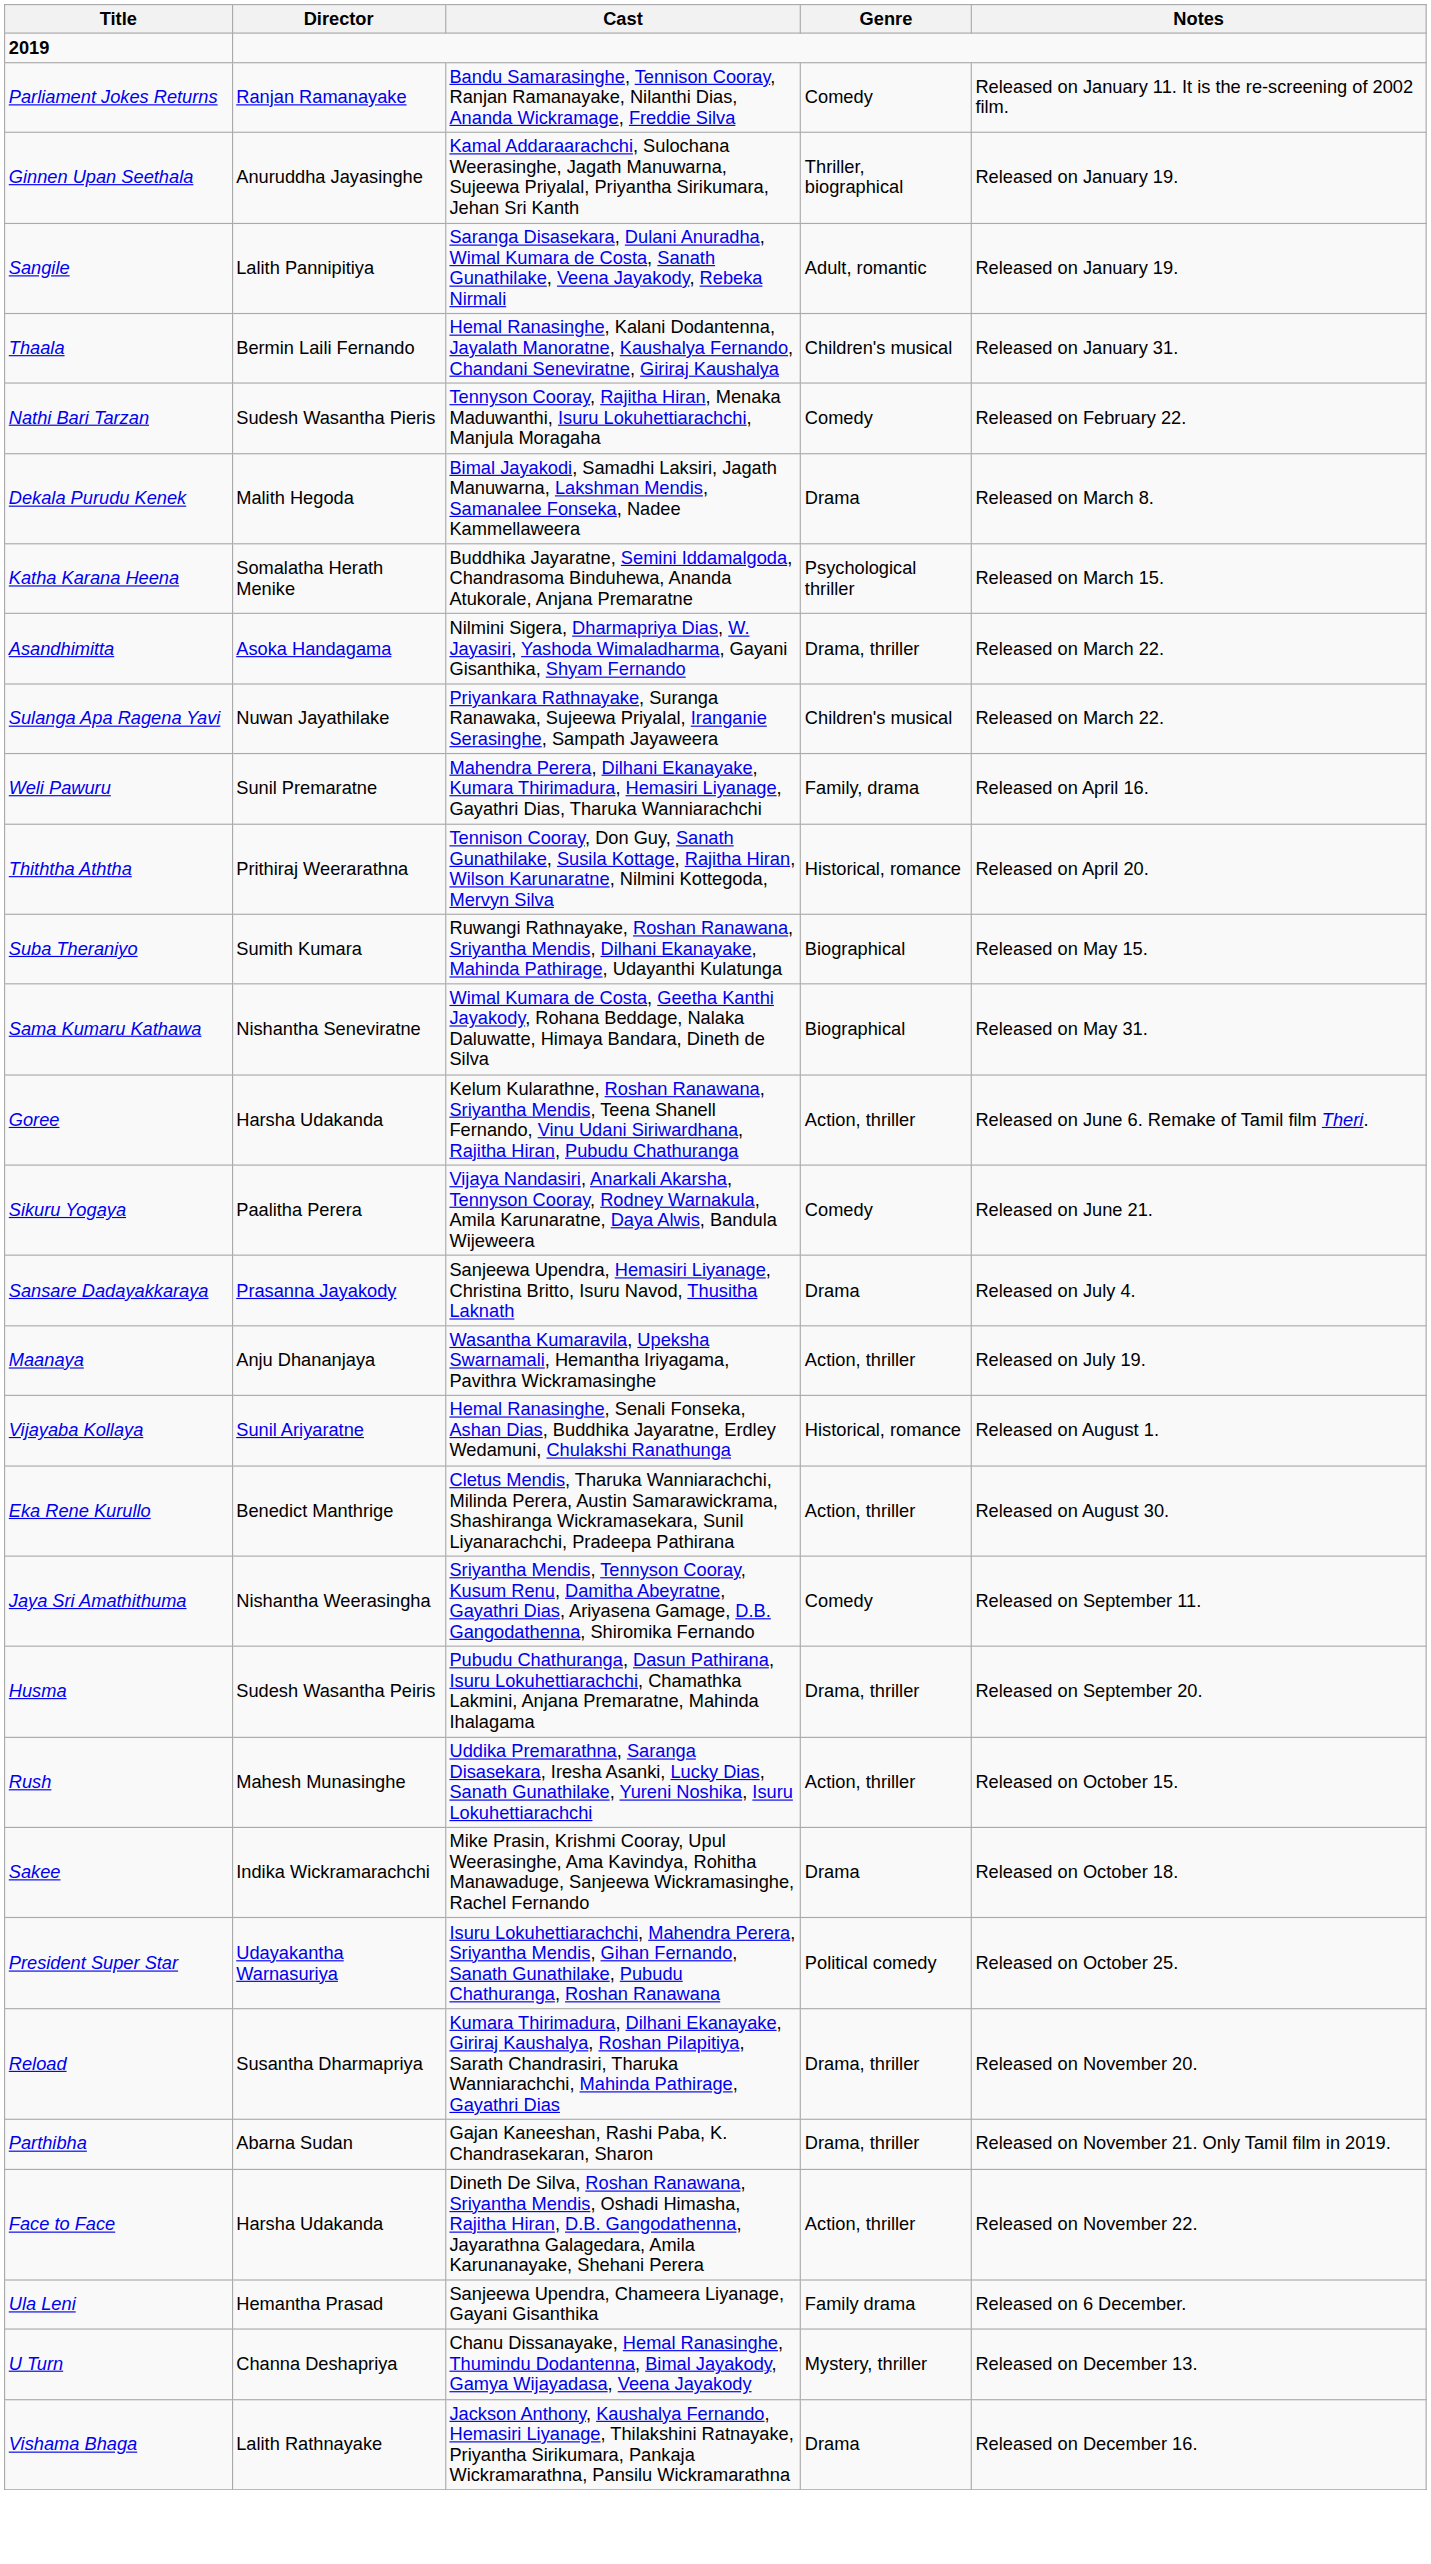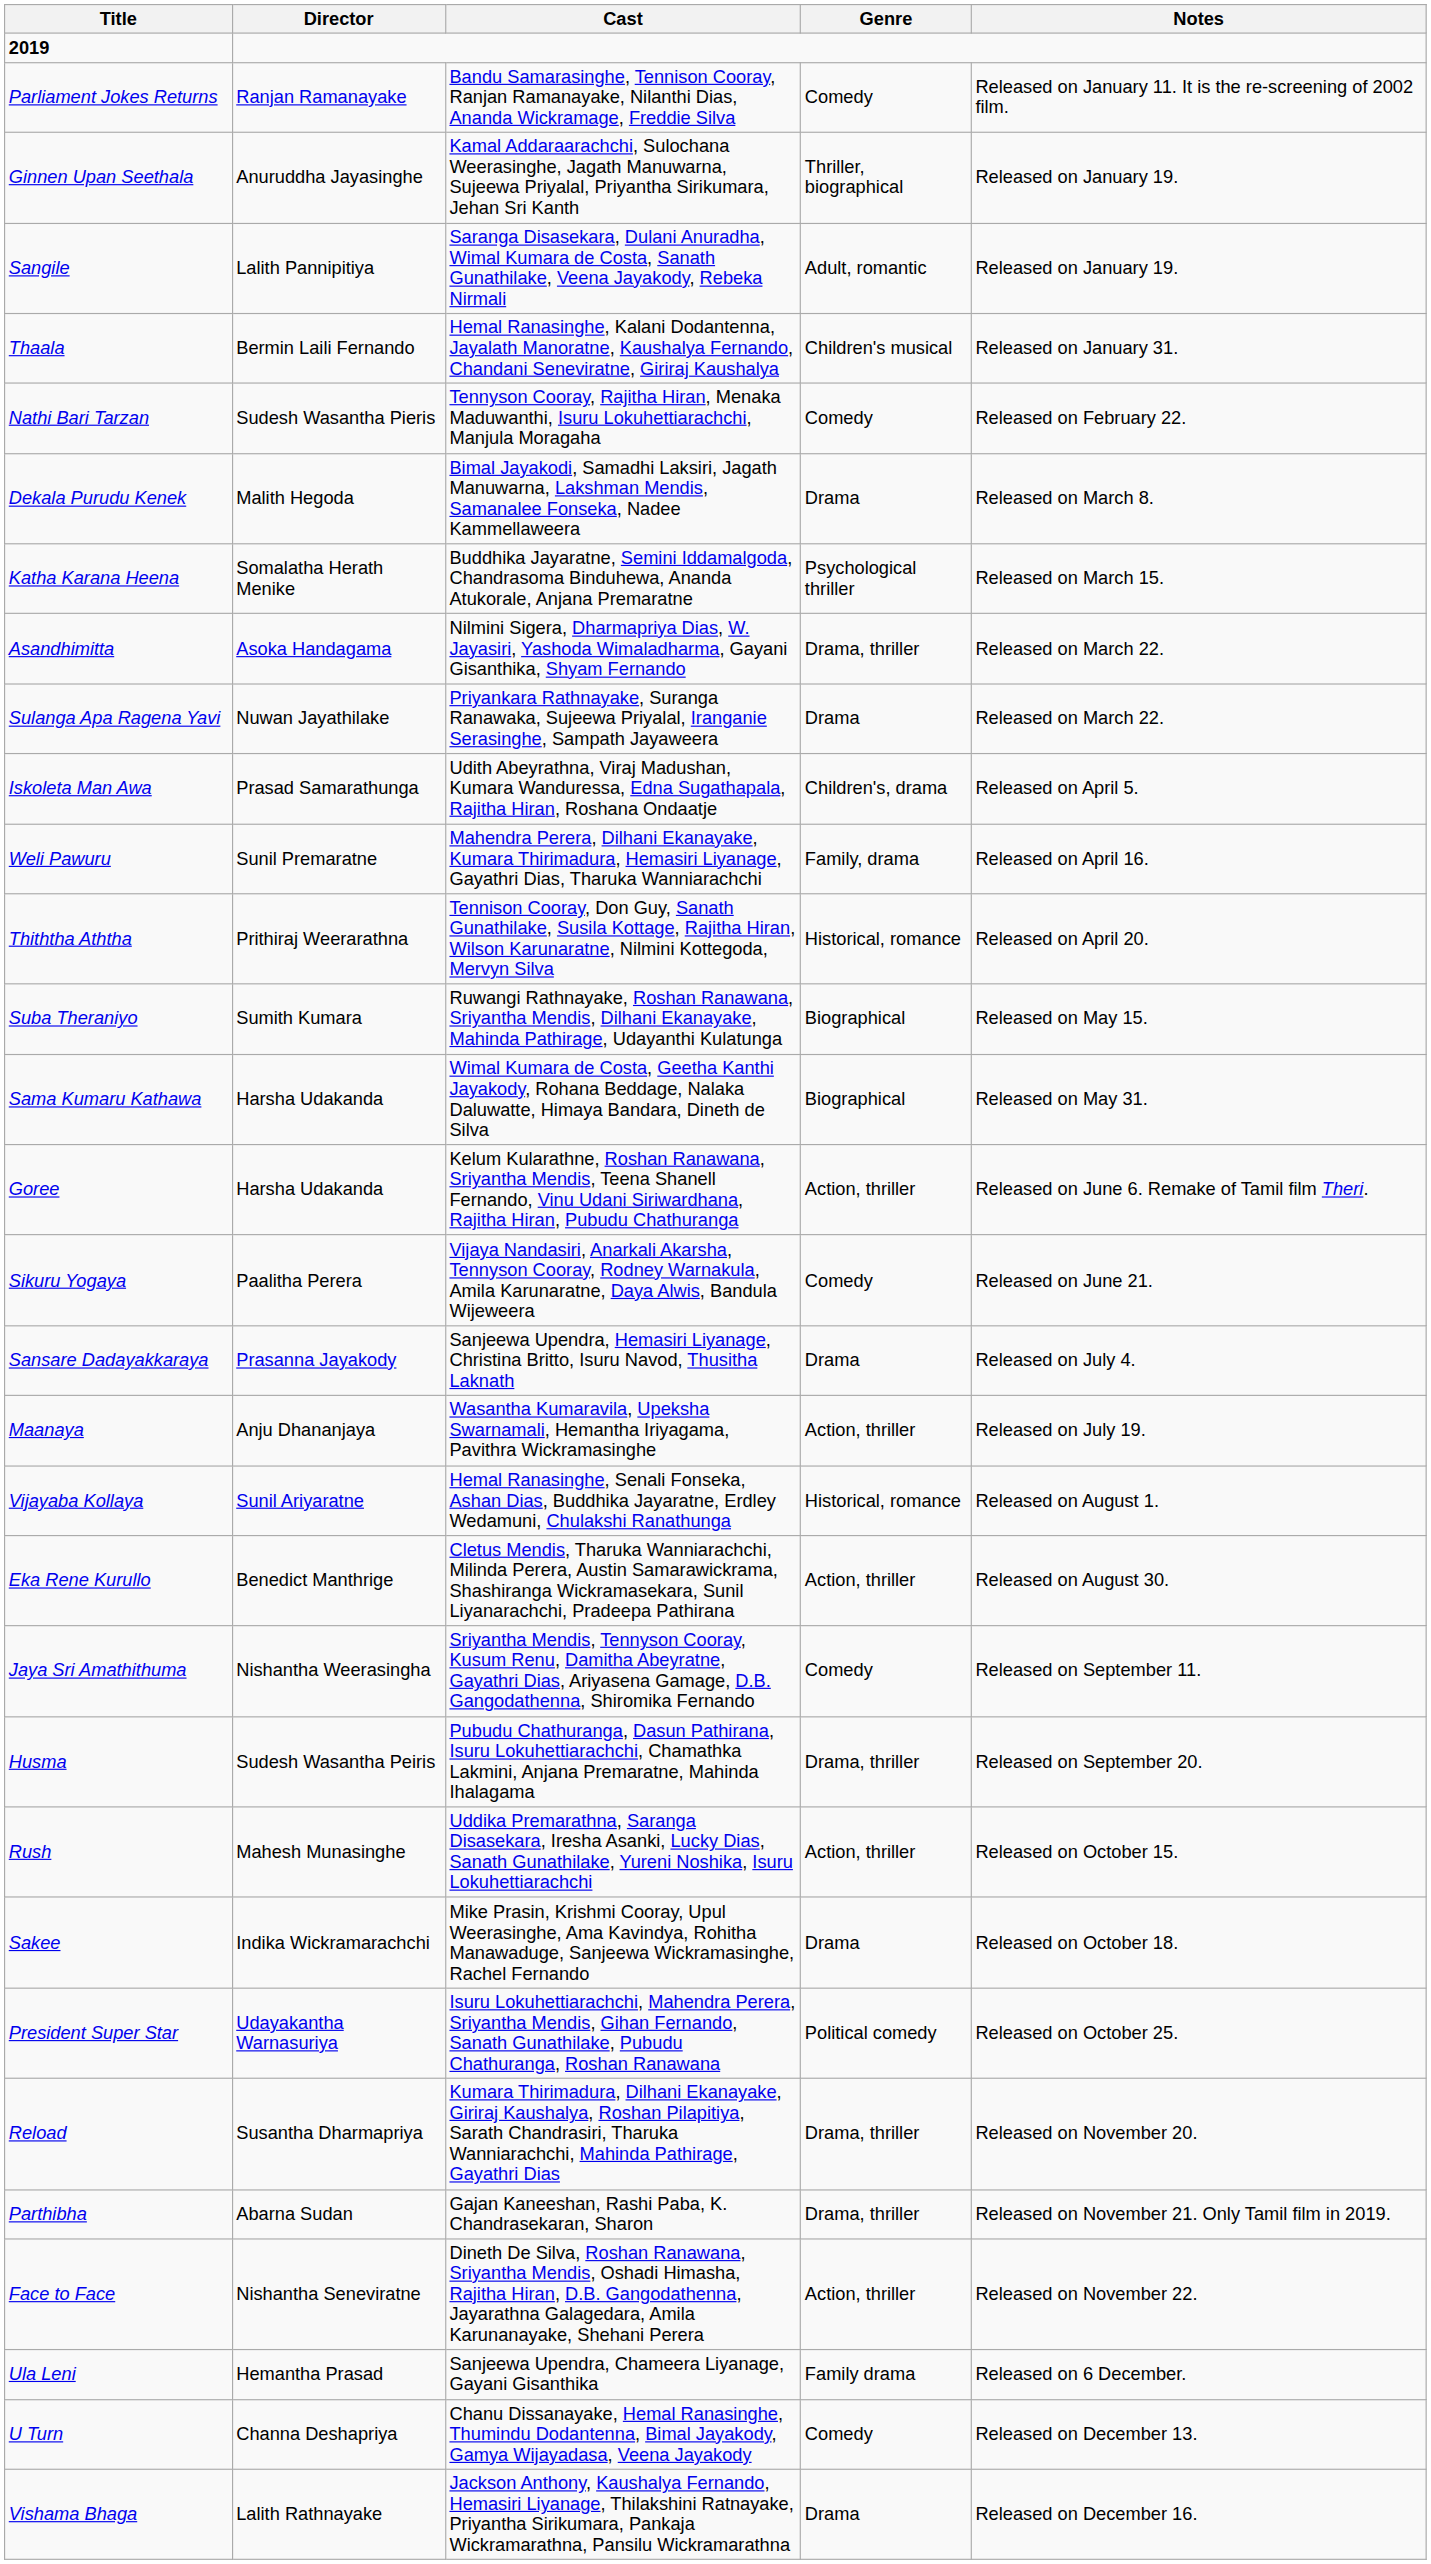(879, 718) Children's musical -> (832, 718) Drama
+ row: (80, 788)
(328, 1029) Nishantha Seneviratne -> (310, 1099) Harsha Udakanda
(310, 2224) Harsha Udakanda -> (328, 2294) Nishantha Seneviratne
(866, 2364) Mystery, thriller -> (839, 2434) Comedy
